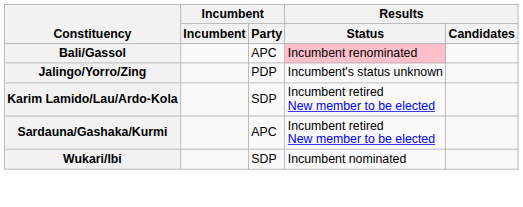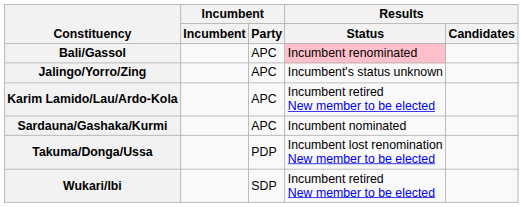(264, 72) PDP -> (264, 72) APC
(264, 99) SDP -> (264, 99) APC
(361, 132) Incumbent retired New member to be elected -> (347, 125) Incumbent nominated
+ row: (92, 152)
(347, 159) Incumbent nominated -> (361, 185) Incumbent retired New member to be elected
